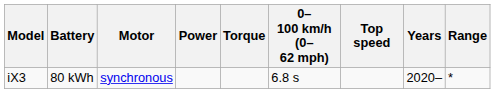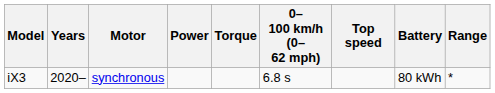columns swapped: (424, 36) <-> (72, 36)
